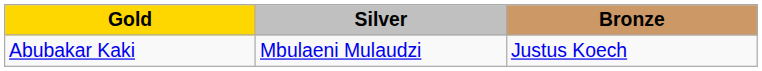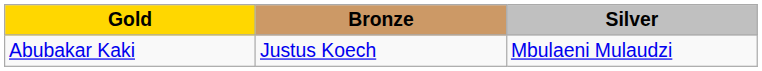columns swapped: (381, 19) <-> (632, 19)
